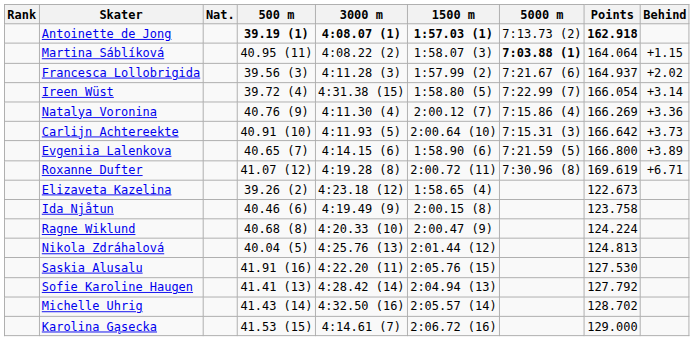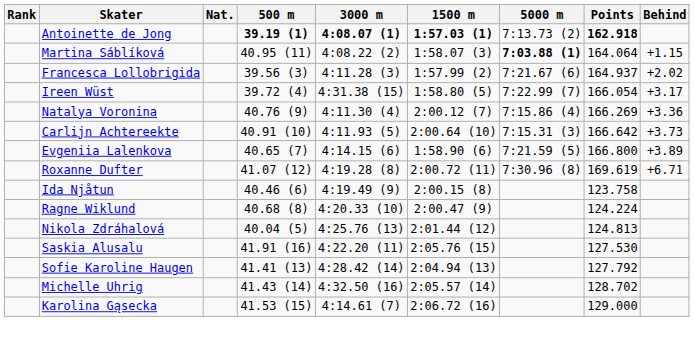(665, 92) +3.14 -> (665, 92) +3.17
- row: (107, 190)
